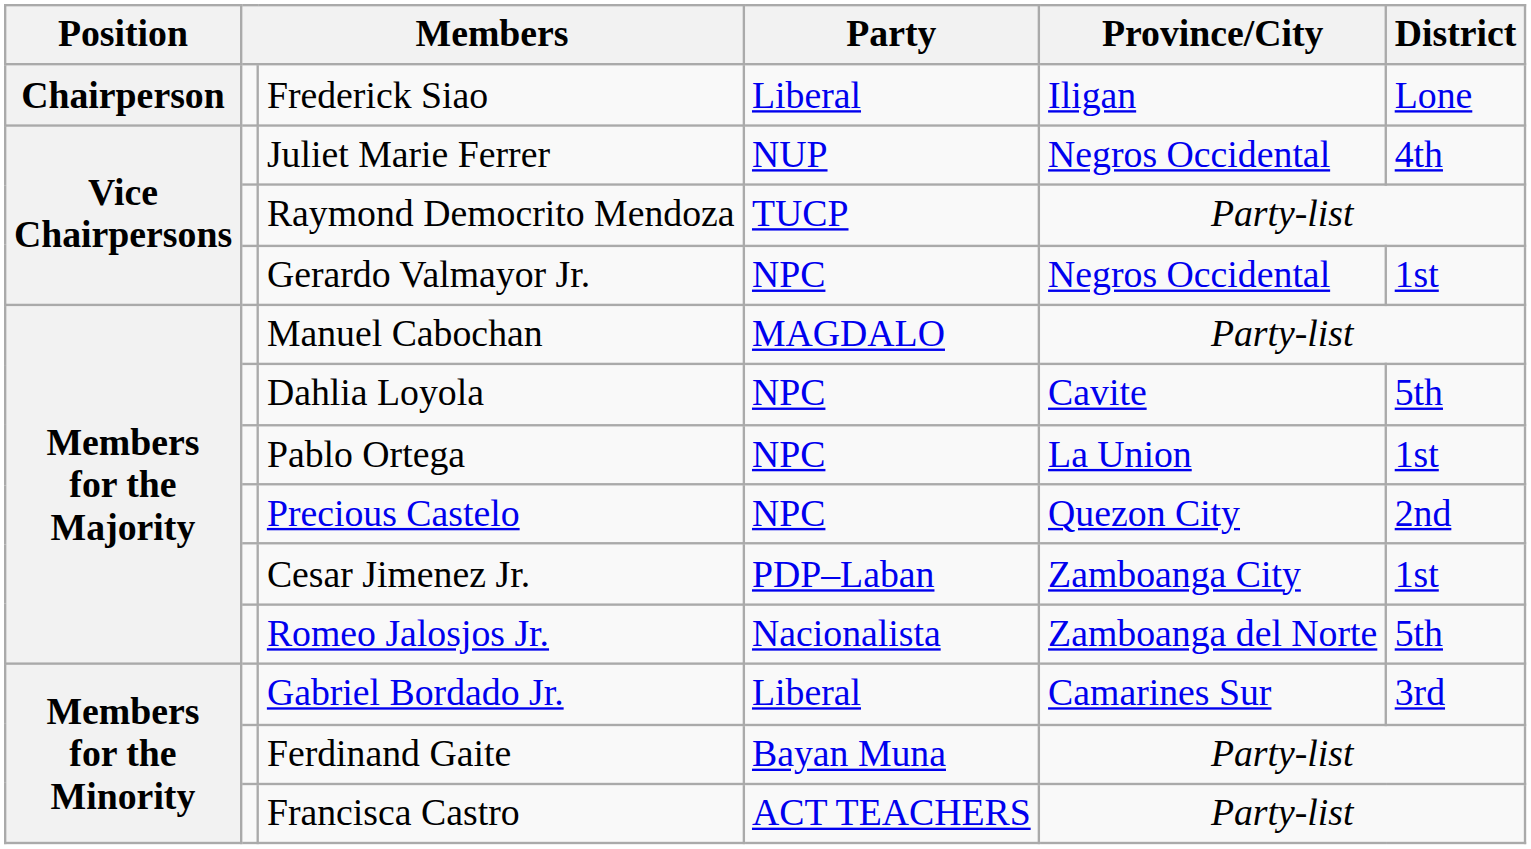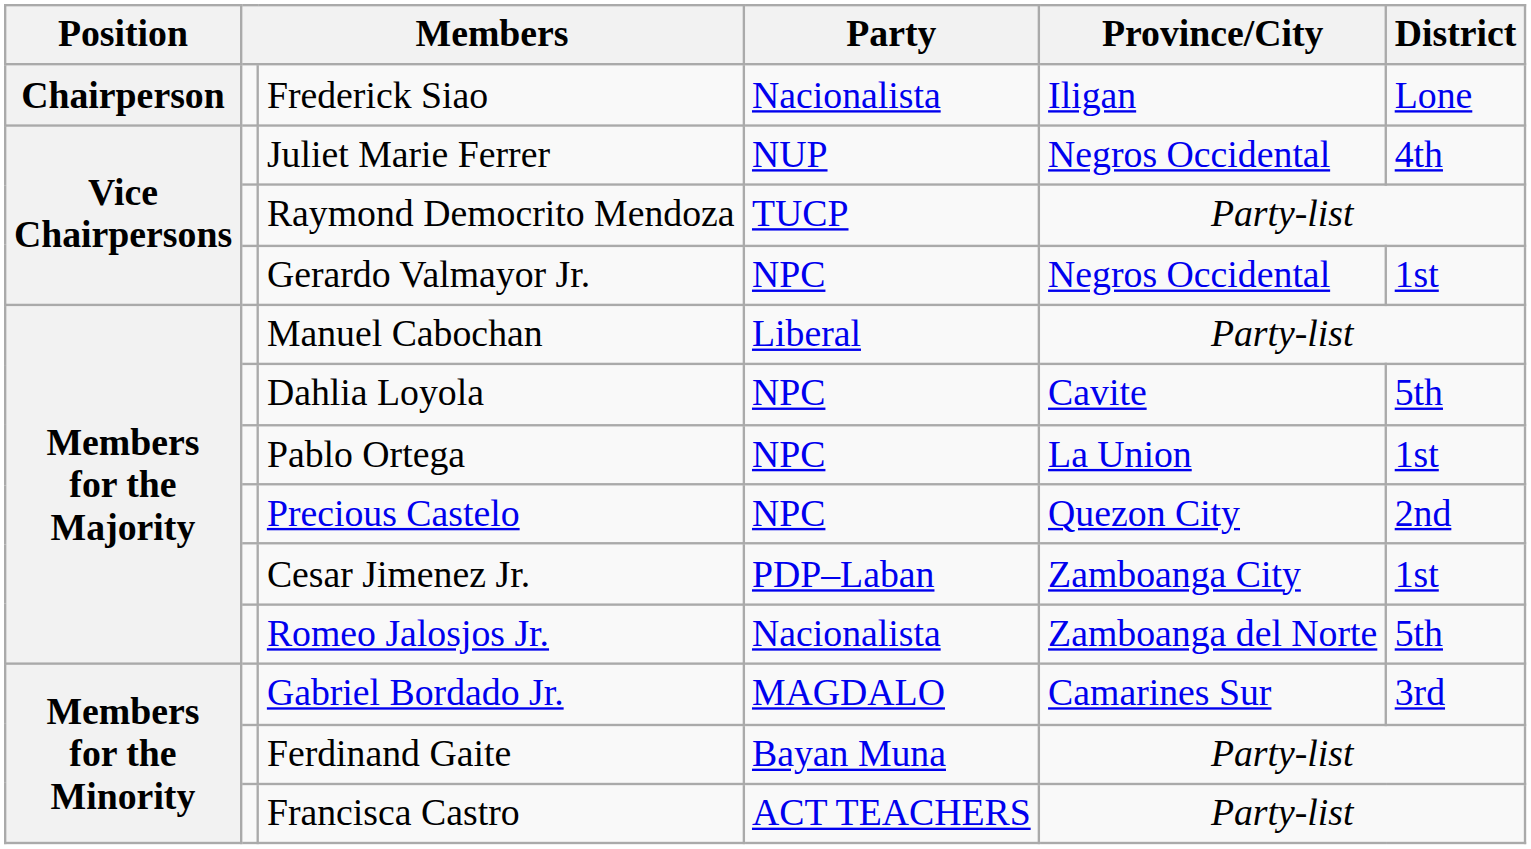(806, 94) Liberal -> (846, 94) Nacionalista
(848, 333) MAGDALO -> (806, 333) Liberal
(806, 693) Liberal -> (848, 693) MAGDALO
